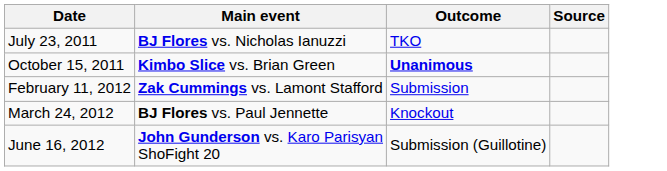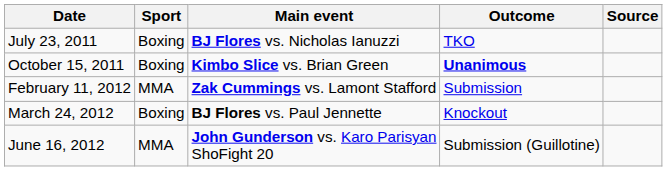+ column: (161, 16)
